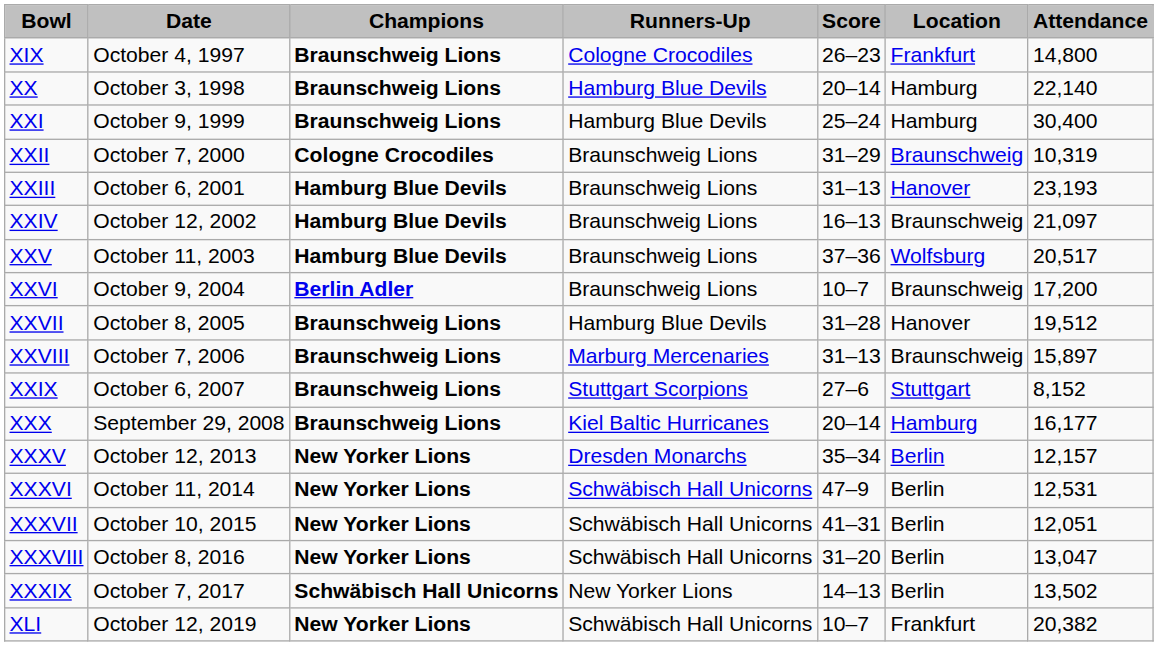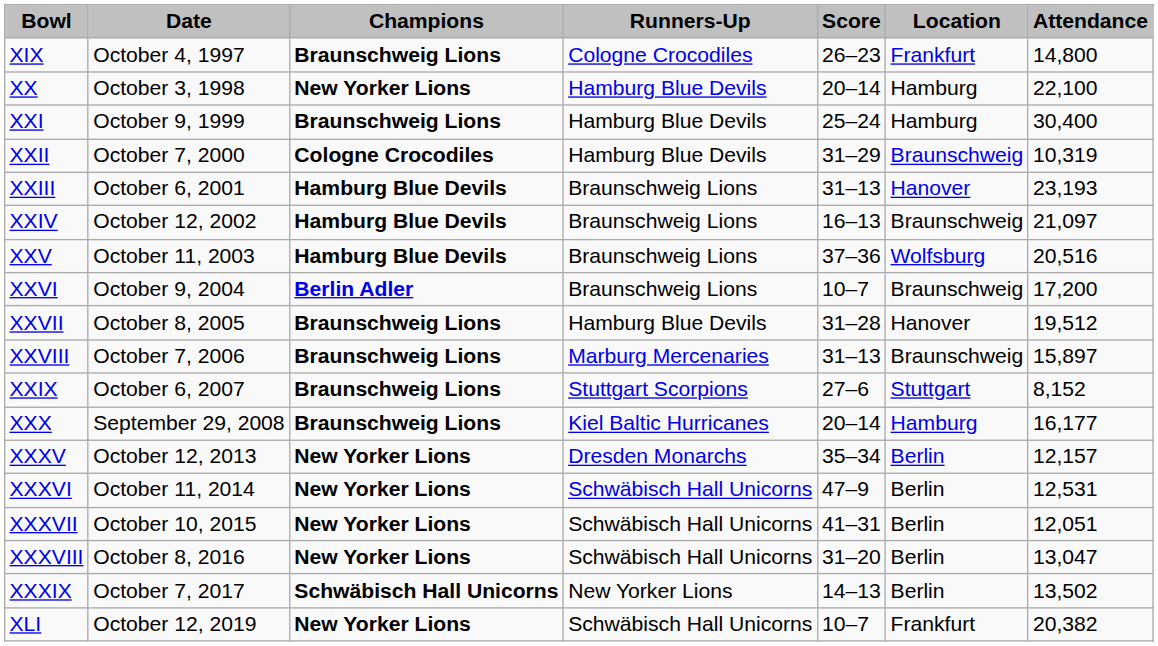(398, 88) Braunschweig Lions -> (383, 88) New Yorker Lions
(1065, 88) 22,140 -> (1065, 88) 22,100
(663, 155) Braunschweig Lions -> (667, 155) Hamburg Blue Devils
(1065, 255) 20,517 -> (1065, 255) 20,516
